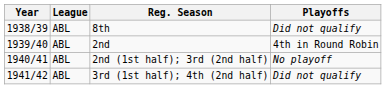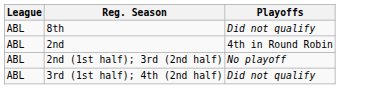- column: (27, 12)
